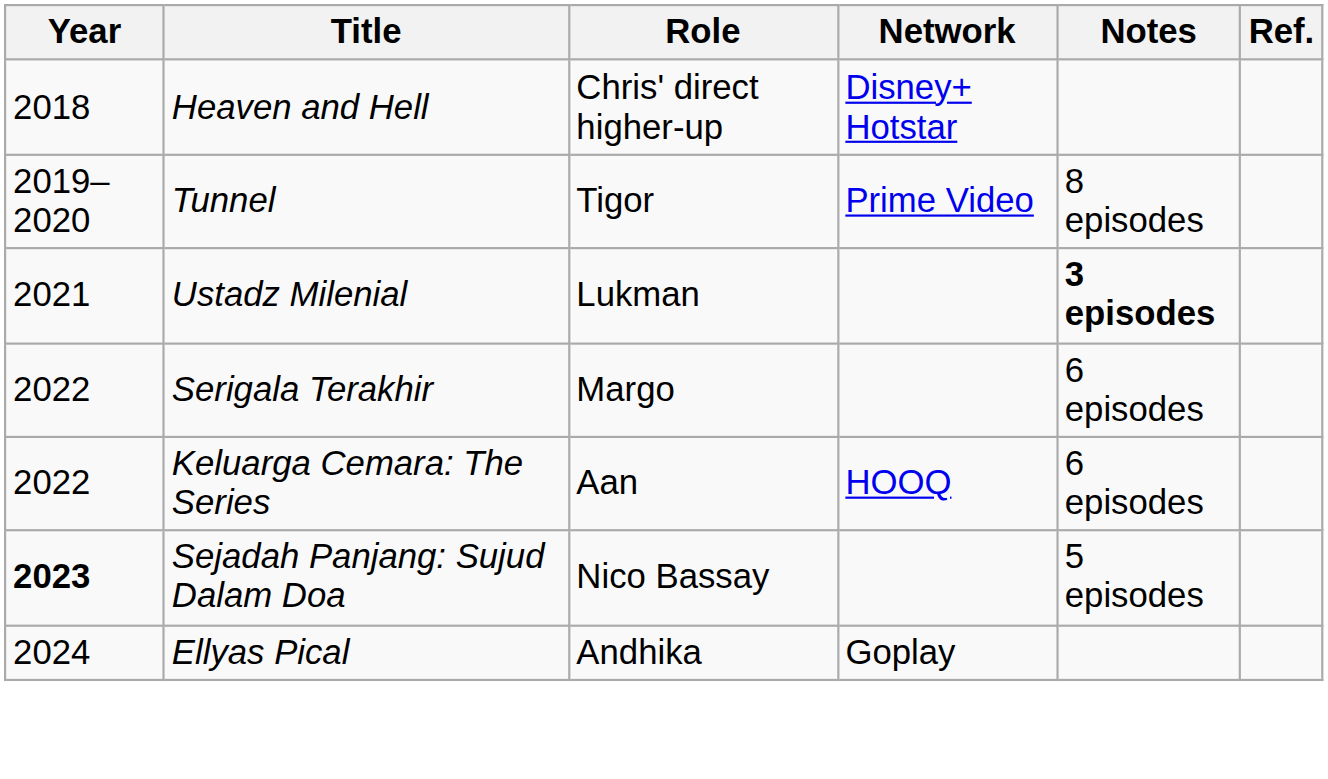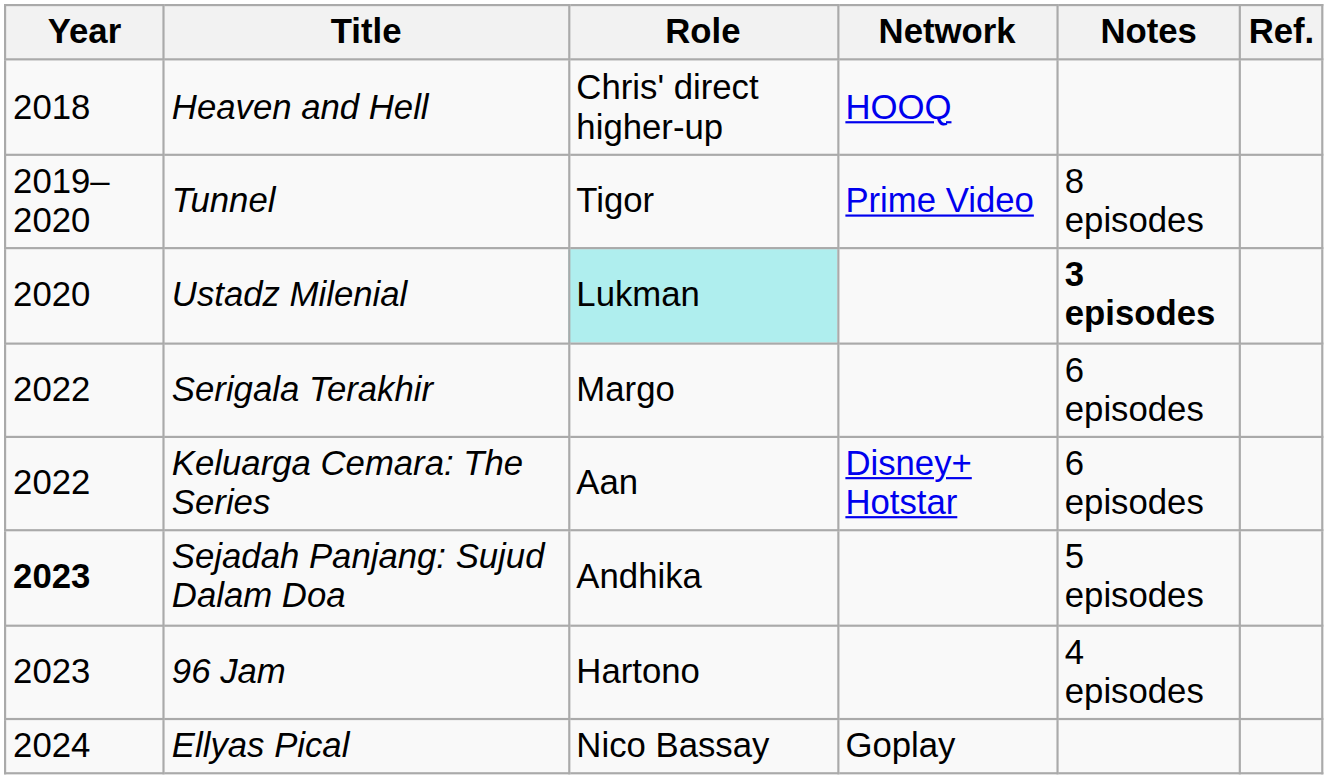(909, 106) Disney+ Hotstar -> (898, 106) HOOQ
(52, 294) 2021 -> (52, 294) 2020
(638, 294) no background -> (638, 294) paleturquoise background
(898, 483) HOOQ -> (909, 483) Disney+ Hotstar
(673, 577) Nico Bassay -> (639, 577) Andhika
+ row: (229, 671)
(639, 651) Andhika -> (673, 745) Nico Bassay
